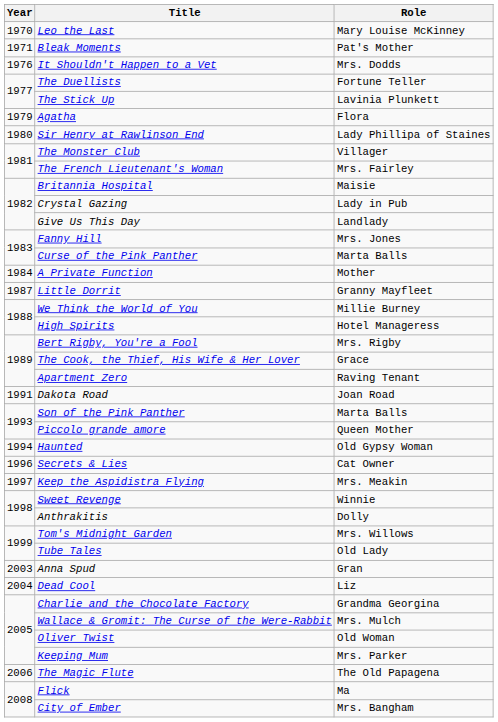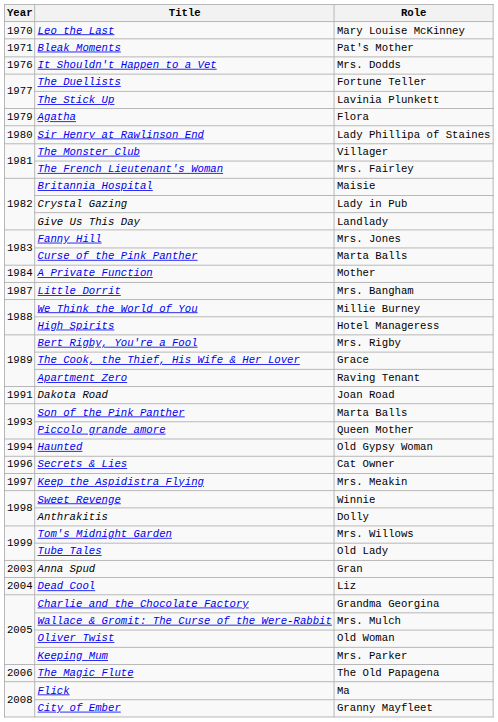(385, 291) Granny Mayfleet -> (375, 291) Mrs. Bangham
(375, 708) Mrs. Bangham -> (385, 708) Granny Mayfleet
